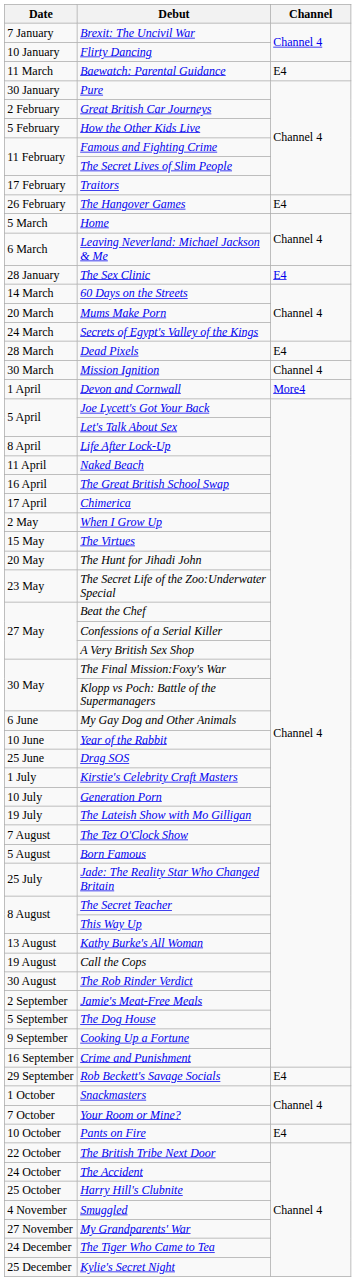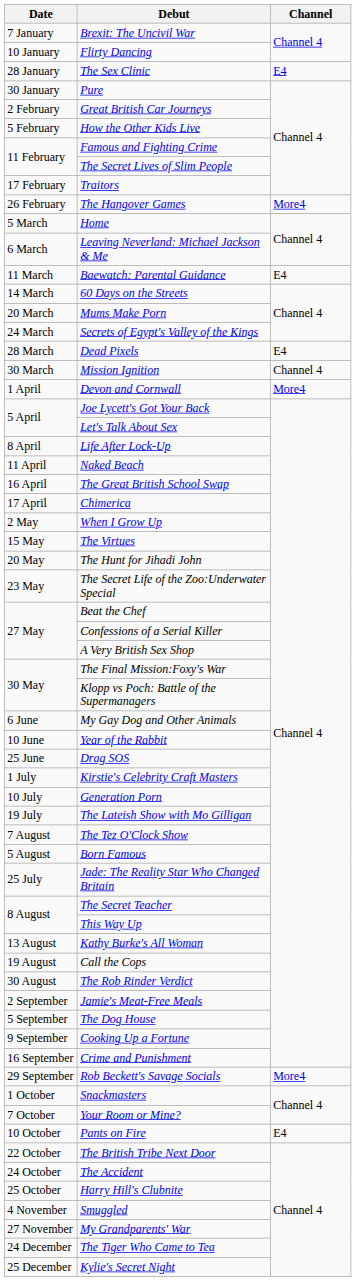rows swapped: (115, 274) <-> (153, 71)
(280, 204) E4 -> (289, 204) More4
(280, 1076) E4 -> (289, 1076) More4
